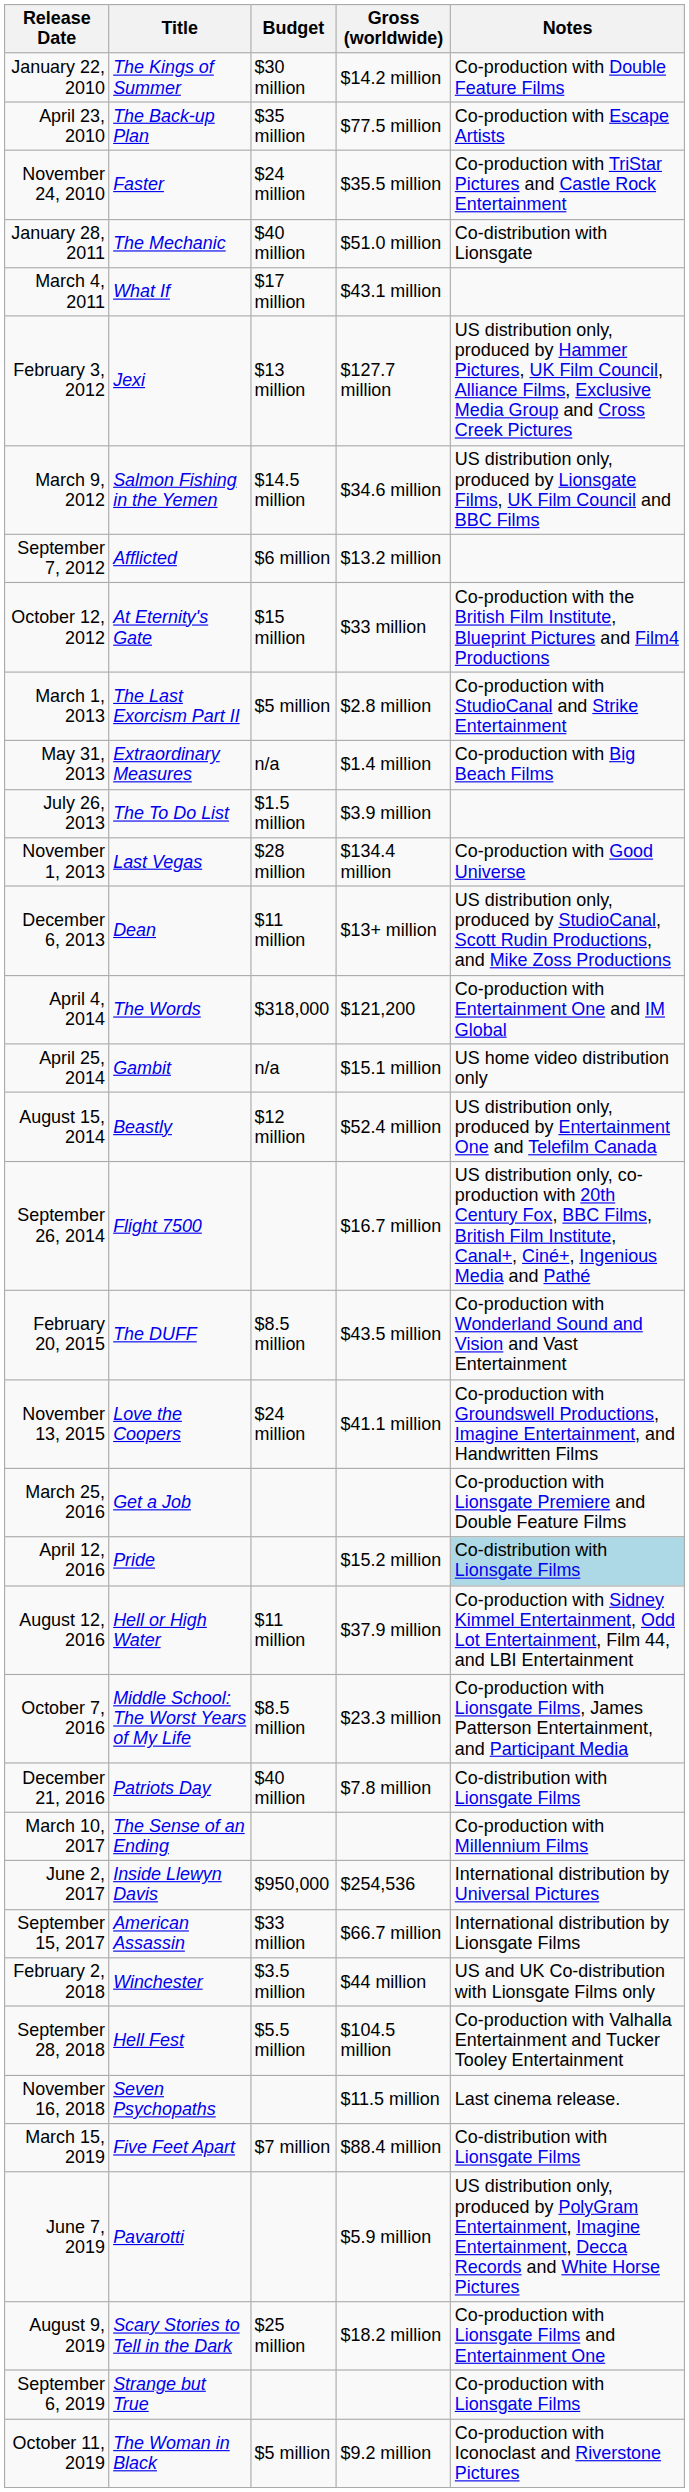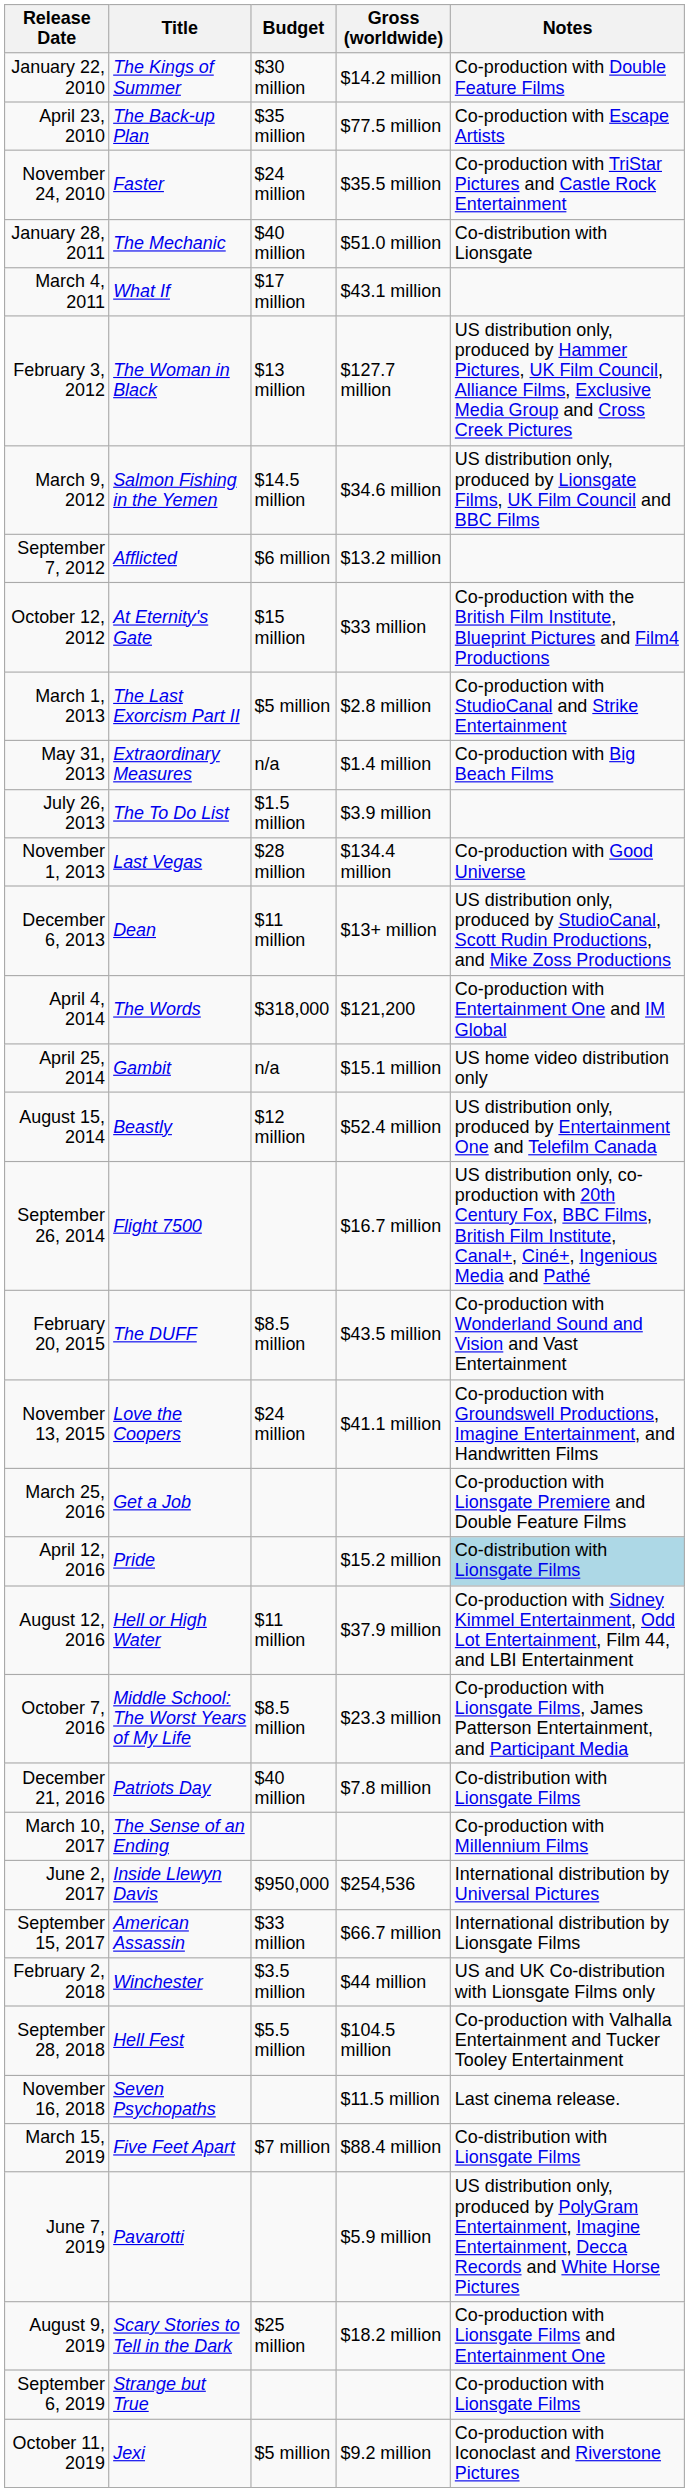(129, 380) Jexi -> (171, 380) The Woman in Black
(171, 2453) The Woman in Black -> (129, 2453) Jexi
